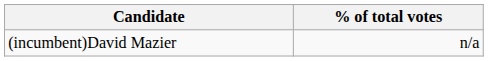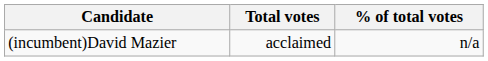+ column: (282, 17)
